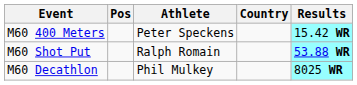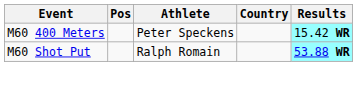- row: (52, 70)
